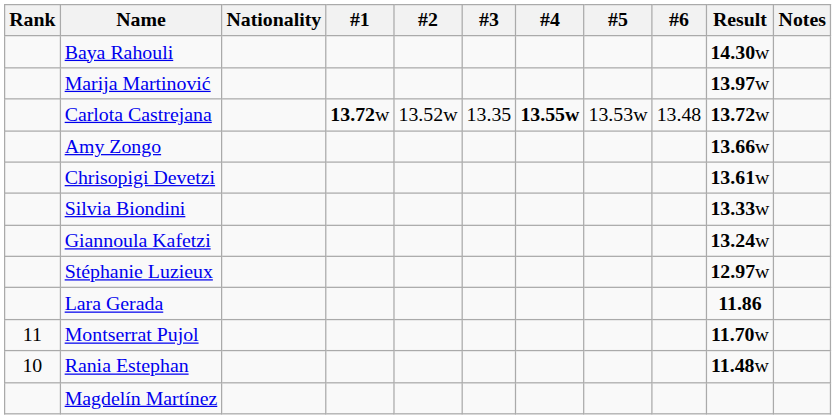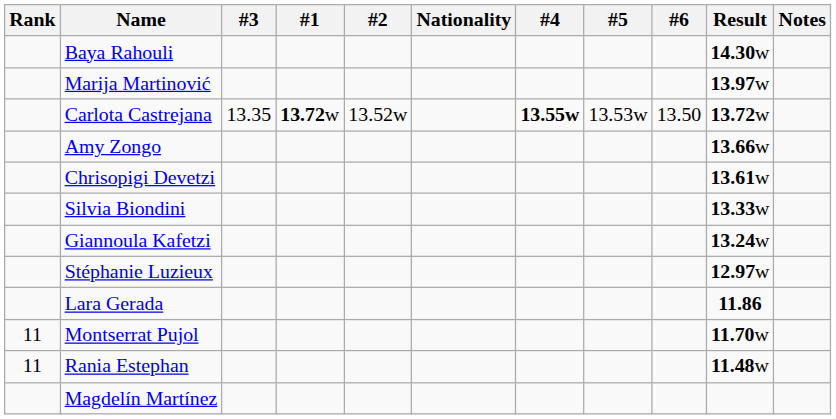columns swapped: (274, 20) <-> (489, 20)
(679, 114) 13.48 -> (679, 114) 13.50
(32, 366) 10 -> (32, 366) 11
